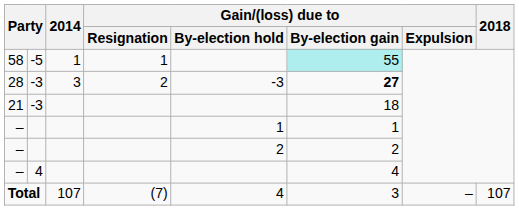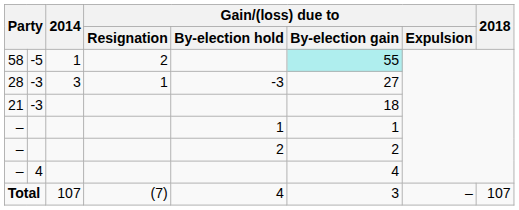(164, 60) 1 -> (164, 60) 2
(164, 82) 2 -> (164, 82) 1
(391, 82) bold -> (391, 82) normal
